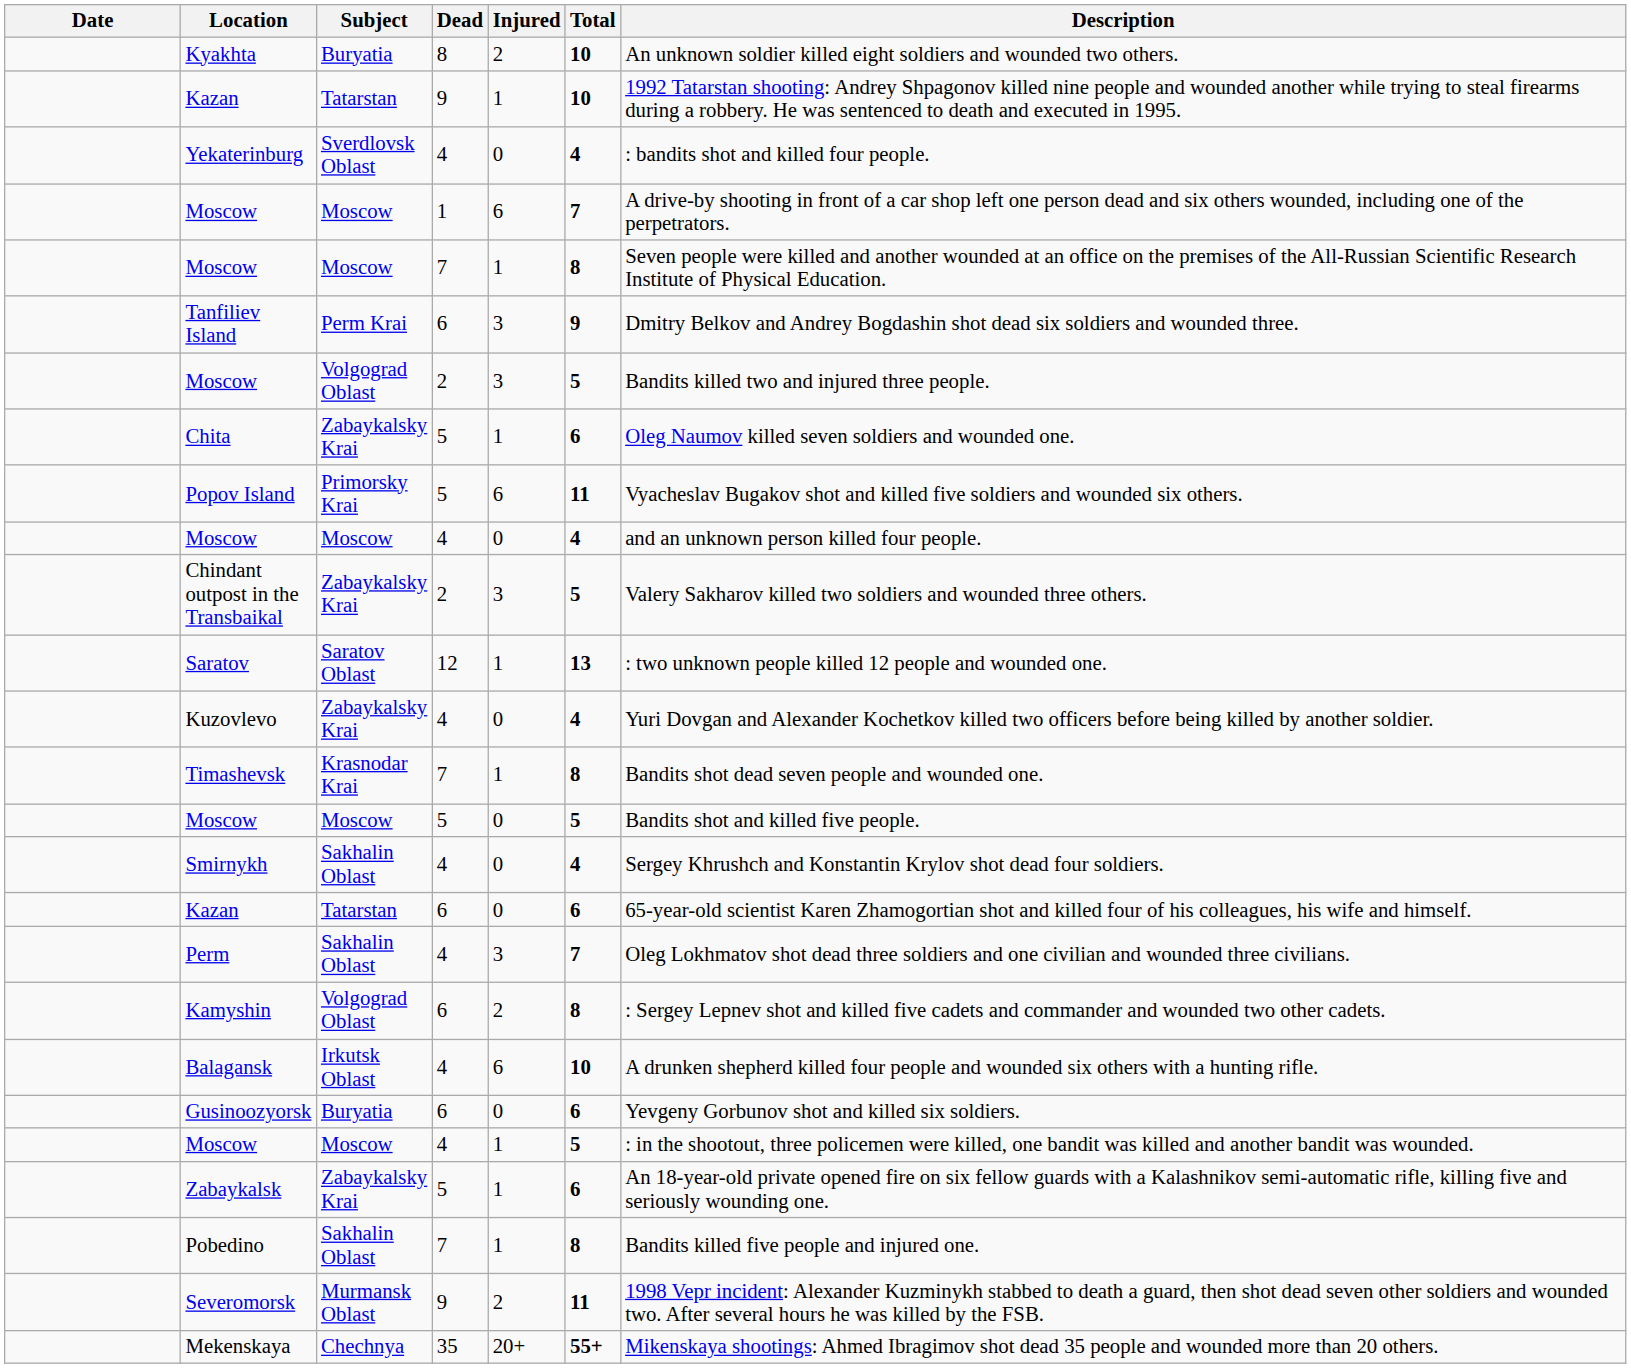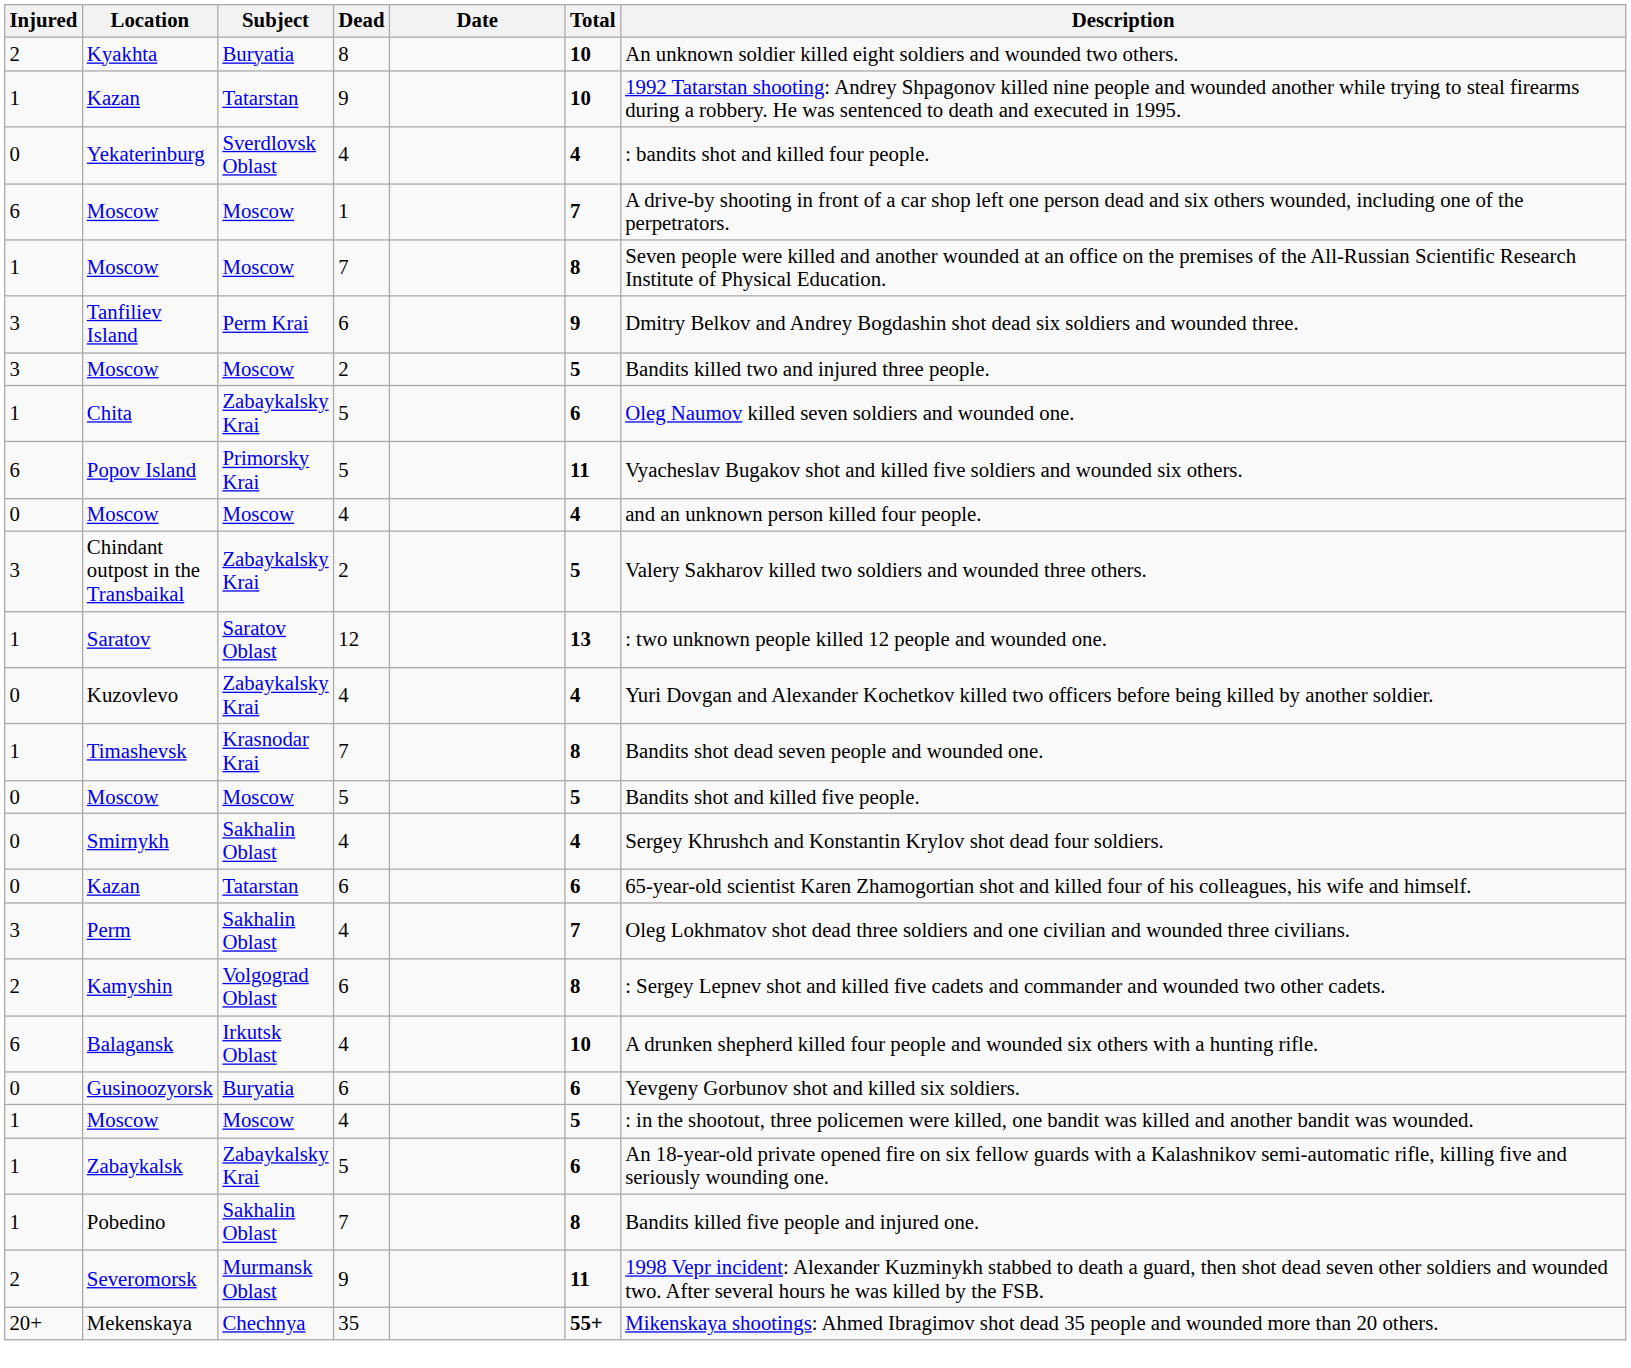columns swapped: (93, 20) <-> (527, 20)
(364, 380) Volgograd Oblast -> (258, 368) Moscow
